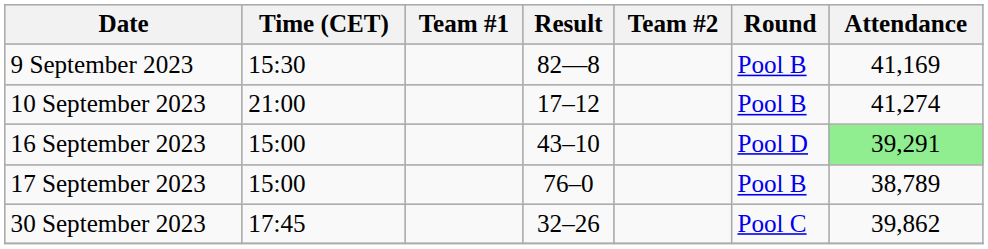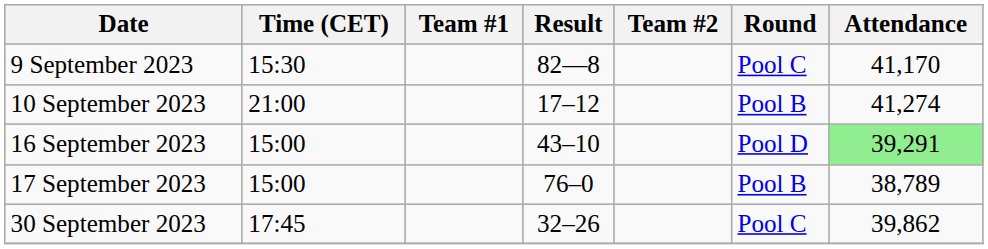(772, 64) Pool B -> (772, 64) Pool C
(906, 64) 41,169 -> (906, 64) 41,170
